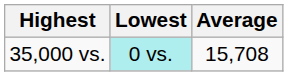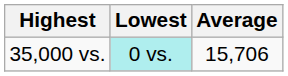(237, 53) 15,708 -> (237, 53) 15,706
